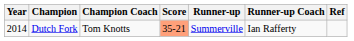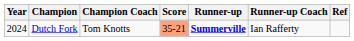(17, 28) 2014 -> (17, 28) 2024
(217, 28) normal -> (218, 28) bold
